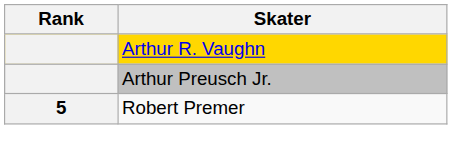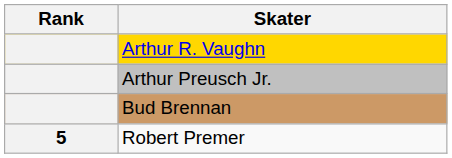+ row: (177, 108)
